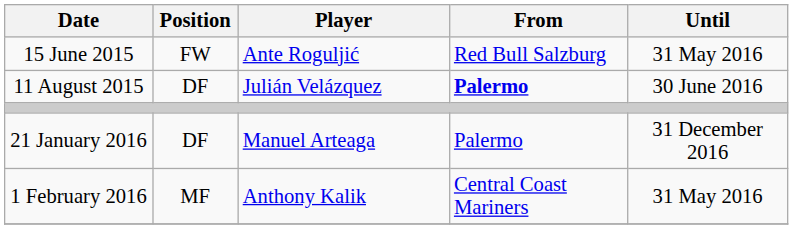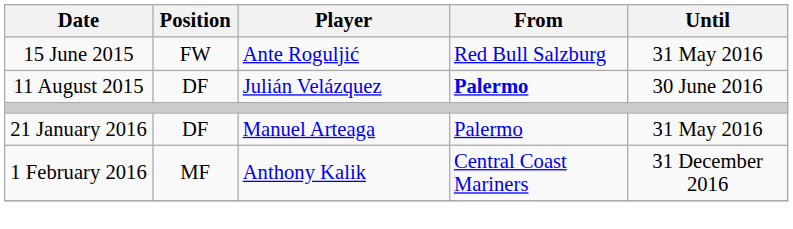(708, 140) 31 December 2016 -> (708, 128) 31 May 2016
(708, 196) 31 May 2016 -> (708, 172) 31 December 2016
